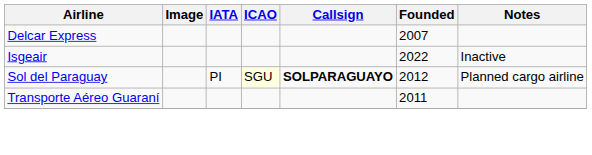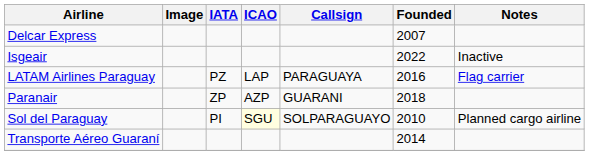+ row: (81, 77)
+ row: (32, 98)
(338, 77) bold -> (337, 118) normal
(414, 77) 2012 -> (411, 118) 2010
(413, 98) 2011 -> (411, 139) 2014
